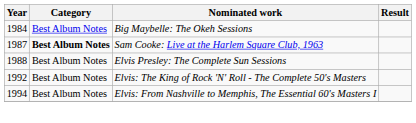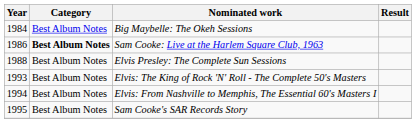(17, 45) 1987 -> (17, 45) 1986
(17, 77) 1992 -> (17, 77) 1993
+ row: (181, 110)
